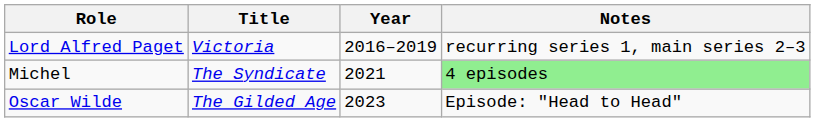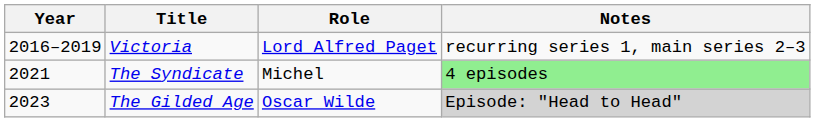columns swapped: (391, 19) <-> (96, 19)
(564, 103) no background -> (564, 103) lightgrey background
